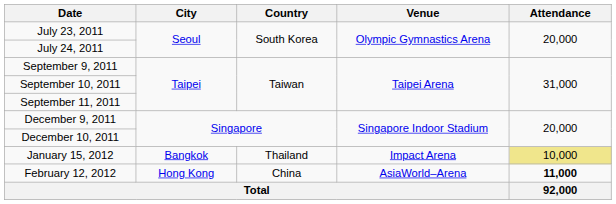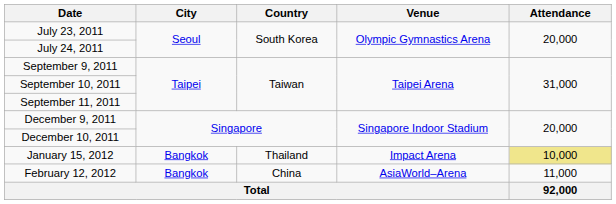(186, 173) Hong Kong -> (186, 173) Bangkok
(560, 173) bold -> (560, 173) normal
